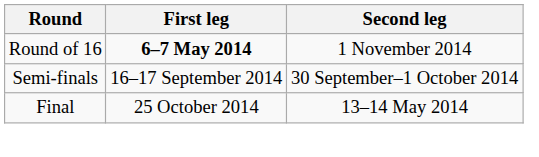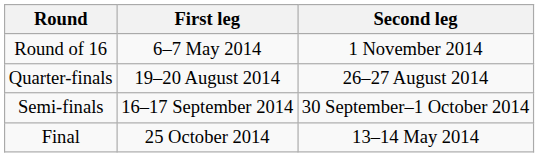(196, 48) bold -> (207, 48) normal
+ row: (61, 78)
